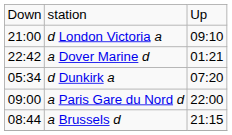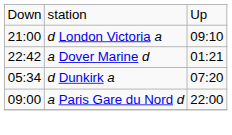- row: (84, 120)
